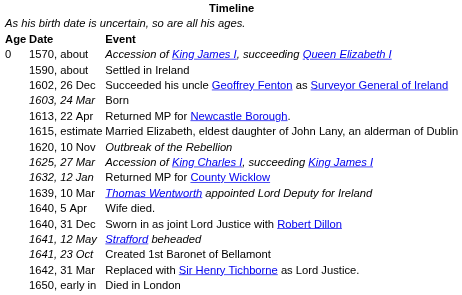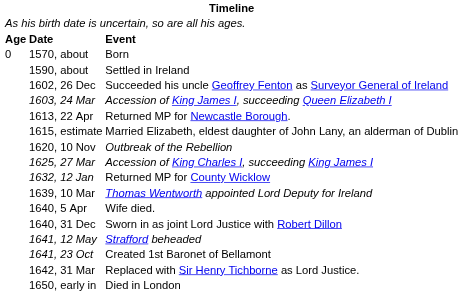(249, 54) Accession of King James I, succeeding Queen Elizabeth I -> (117, 54) Born
(117, 100) Born -> (249, 100) Accession of King James I, succeeding Queen Elizabeth I
